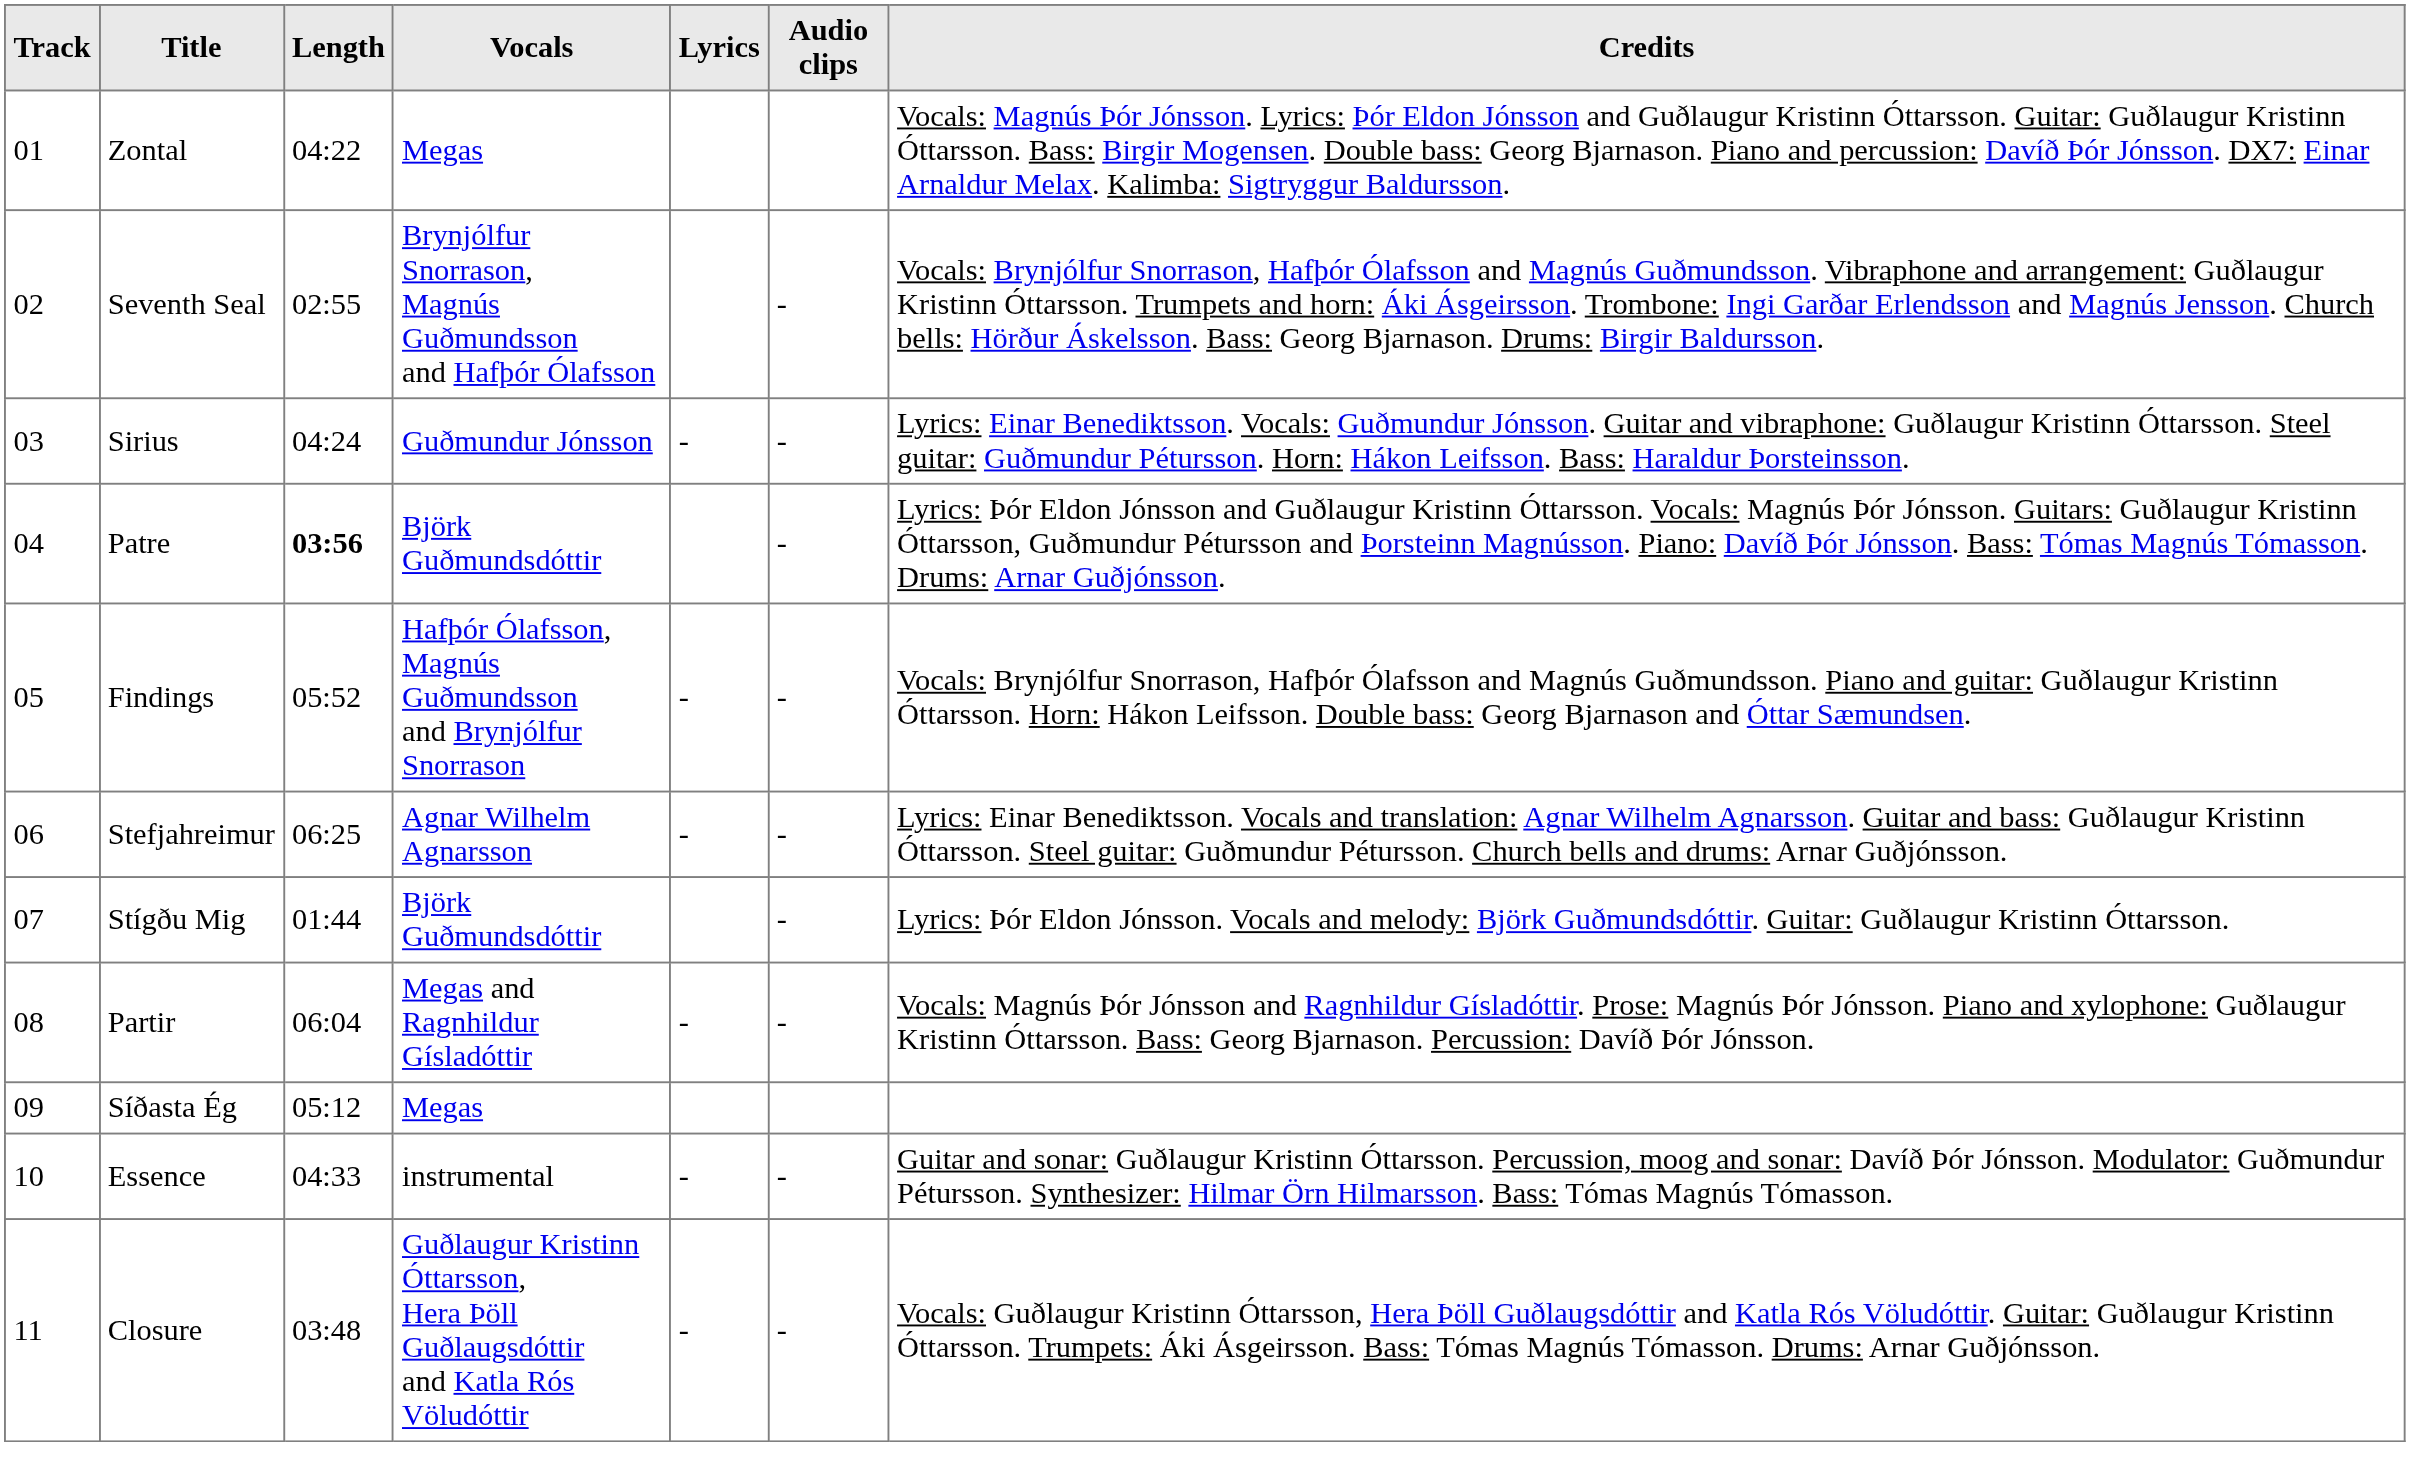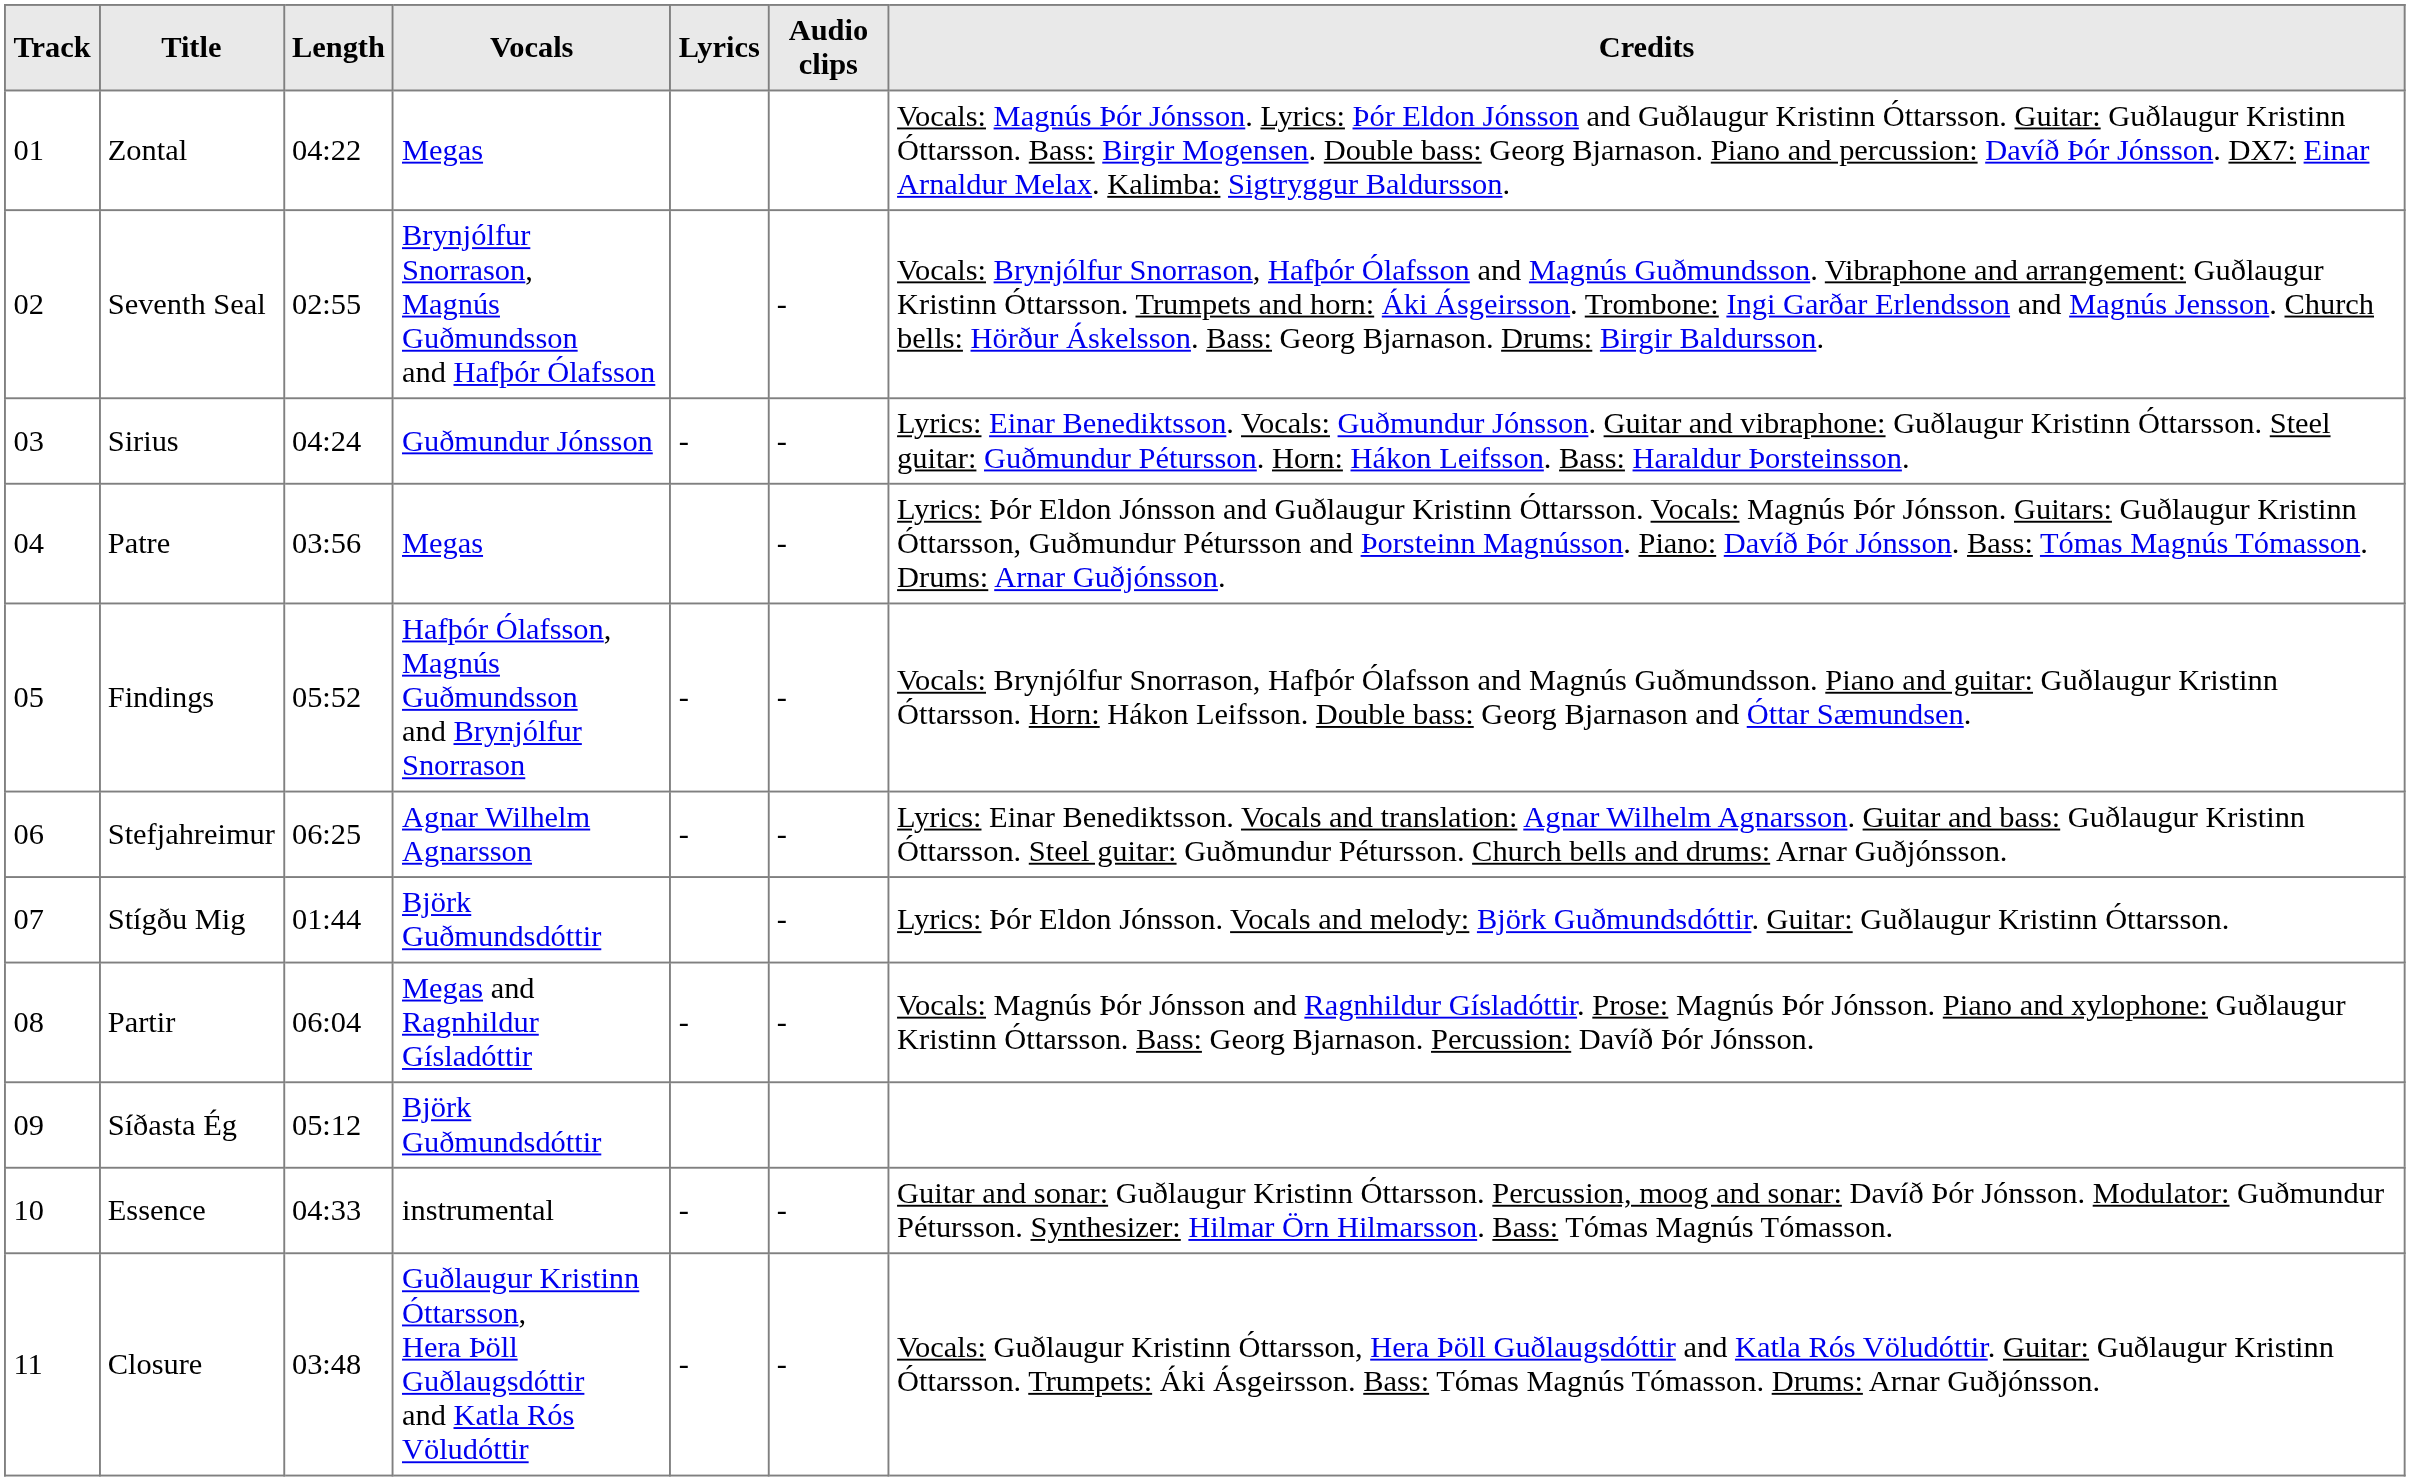(327, 543) bold -> (327, 543) normal
(502, 543) Björk Guðmundsdóttir -> (443, 543) Megas
(443, 1107) Megas -> (502, 1124) Björk Guðmundsdóttir
